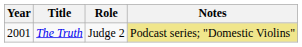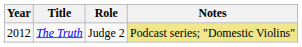(19, 32) 2001 -> (19, 32) 2012
